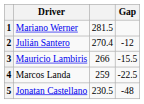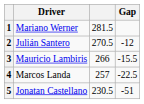(102, 44) 270.4 -> (102, 44) 270.5
(102, 75) 259 -> (102, 75) 257
(127, 91) -48 -> (127, 91) -51
